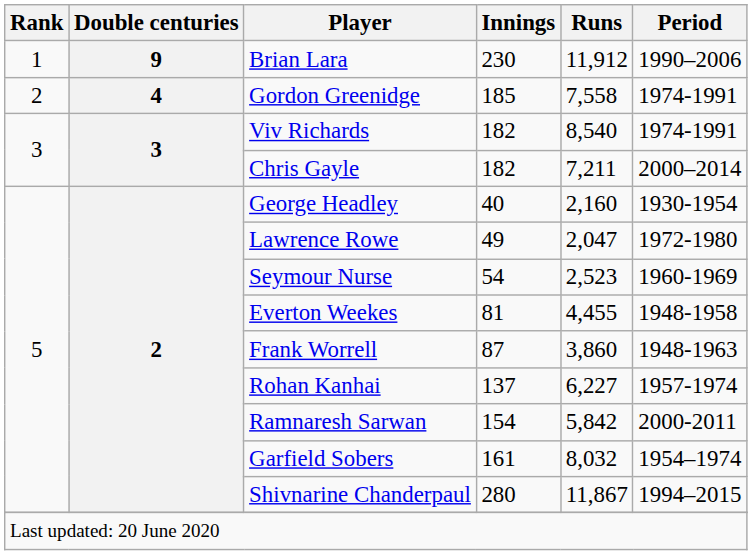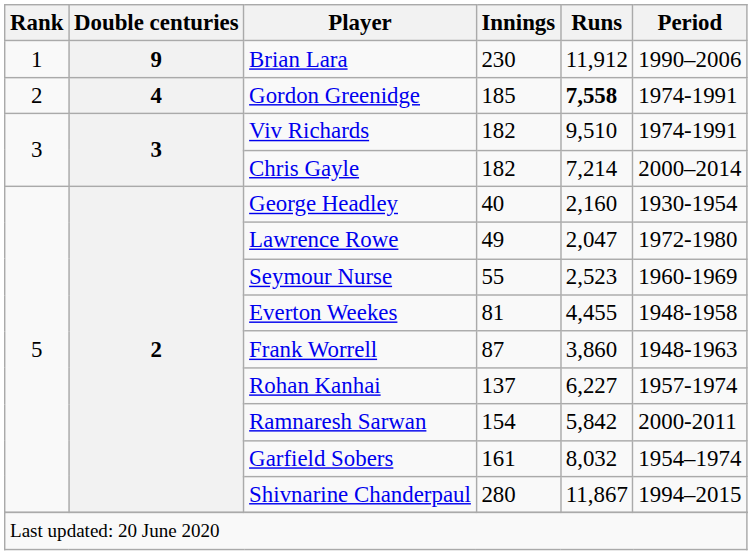(591, 95) normal -> (591, 95) bold
(591, 131) 8,540 -> (591, 131) 9,510
(591, 167) 7,211 -> (591, 167) 7,214
(493, 276) 54 -> (493, 276) 55
